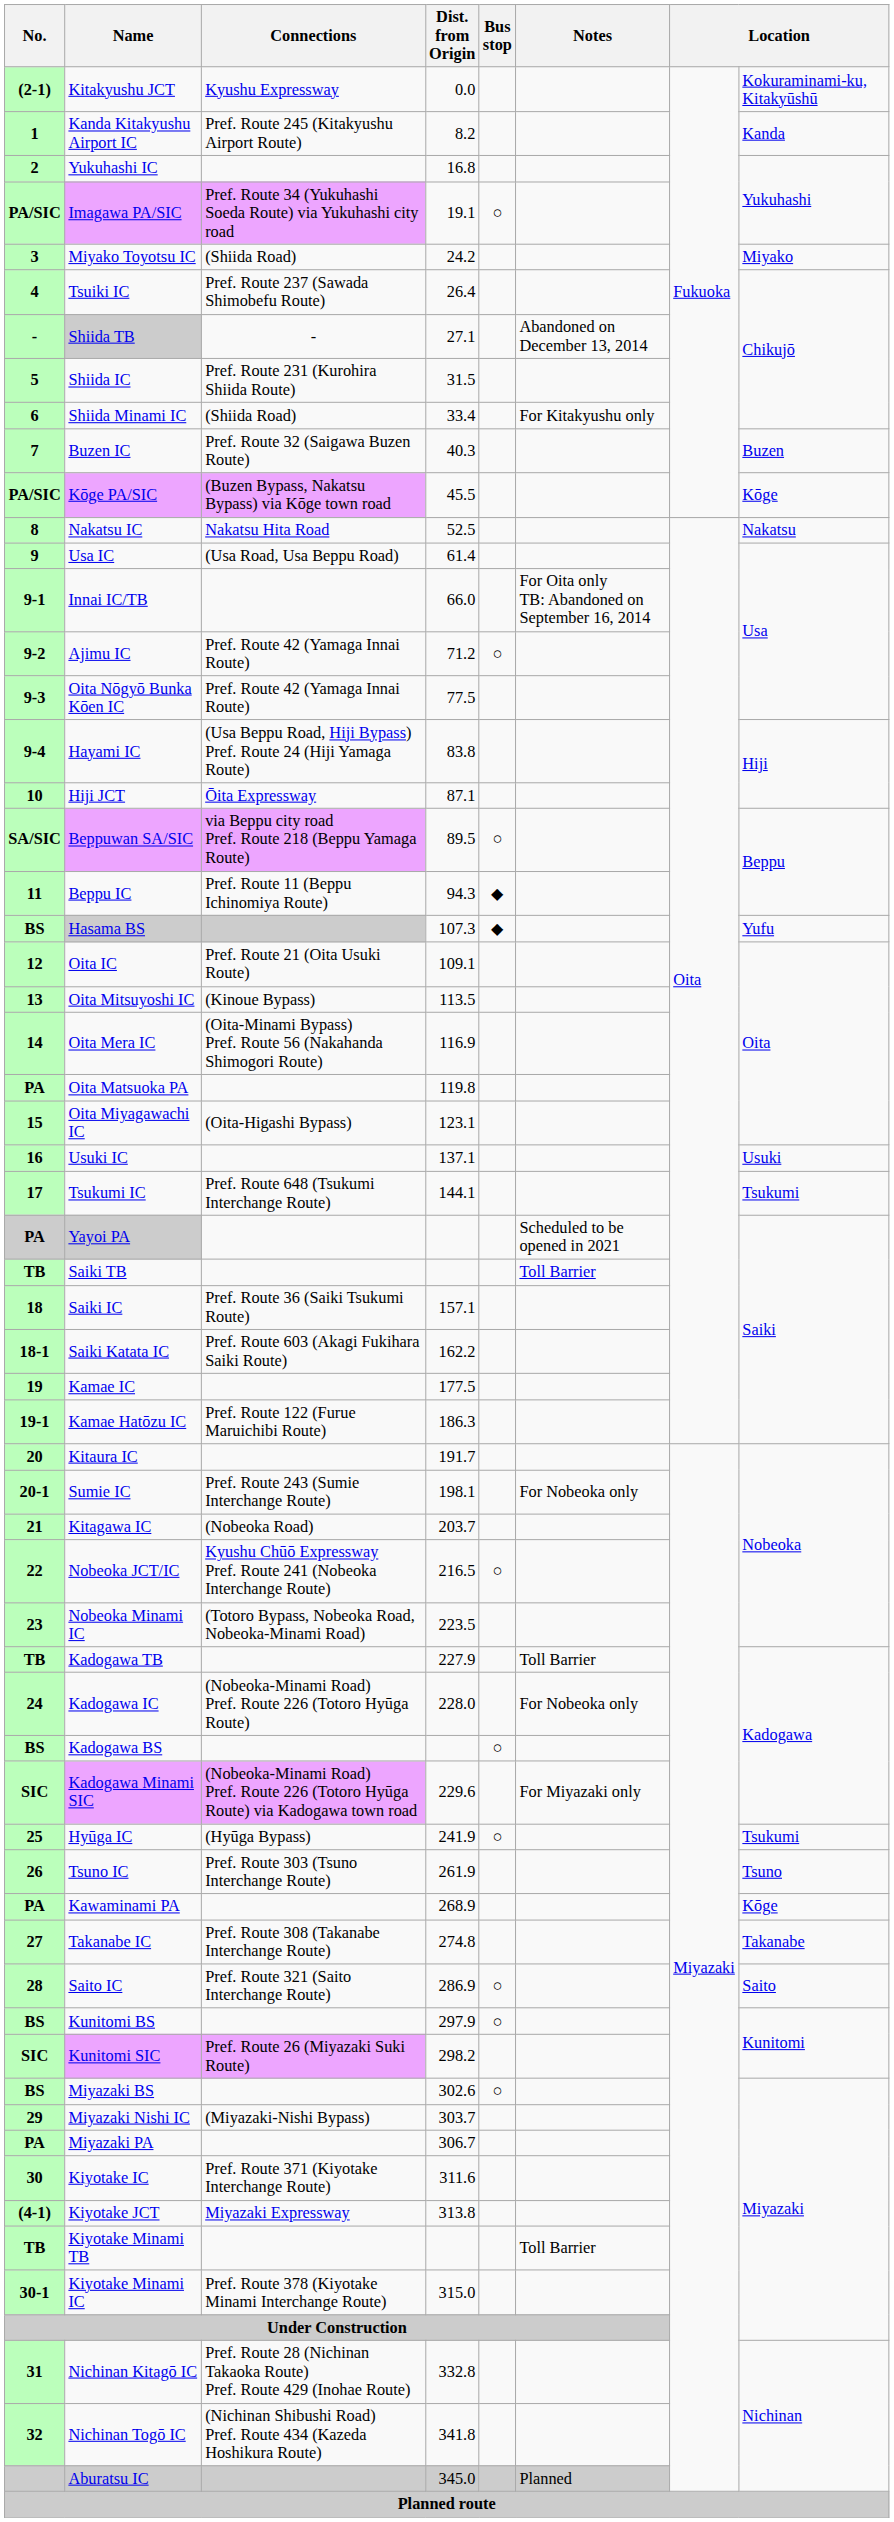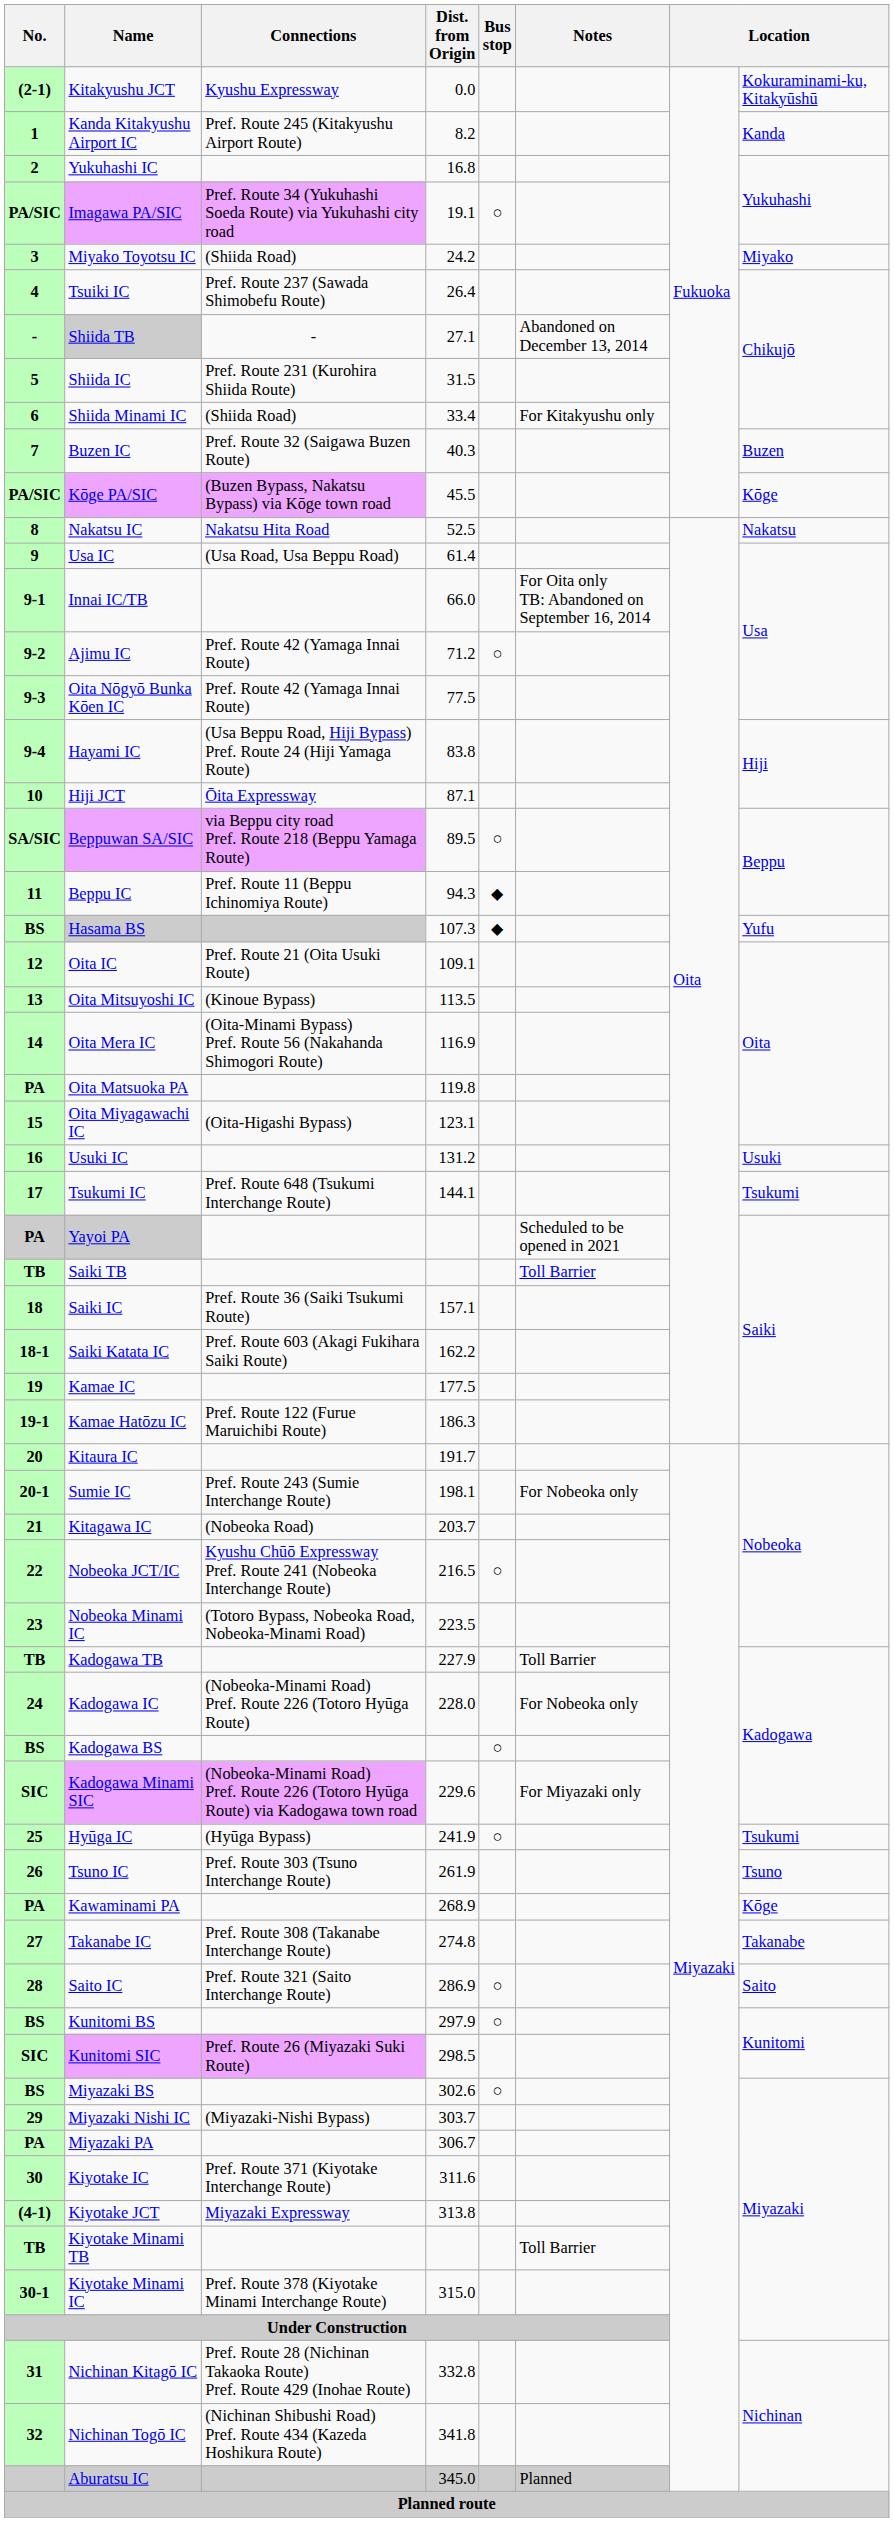(457, 1157) 137.1 -> (457, 1157) 131.2
(457, 2056) 298.2 -> (457, 2056) 298.5
